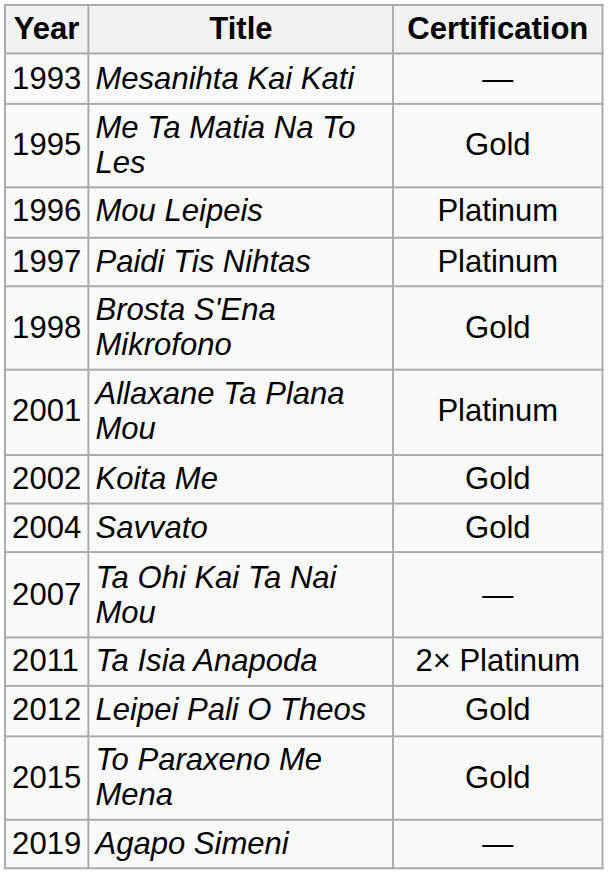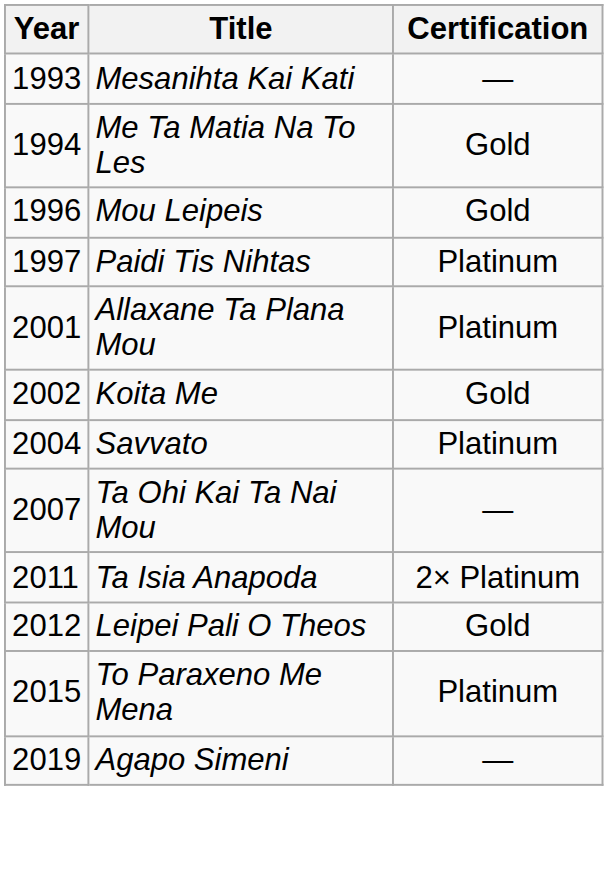(47, 145) 1995 -> (47, 145) 1994
(498, 211) Platinum -> (498, 211) Gold
- row: (186, 327)
(498, 527) Gold -> (498, 443) Platinum
(498, 776) Gold -> (498, 692) Platinum
